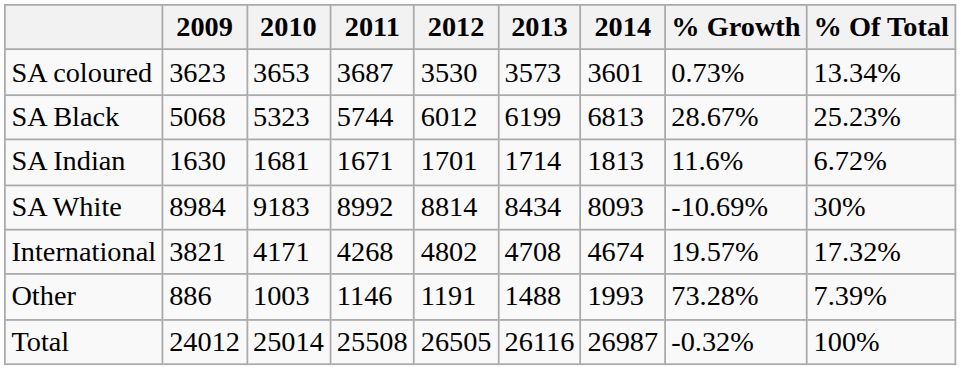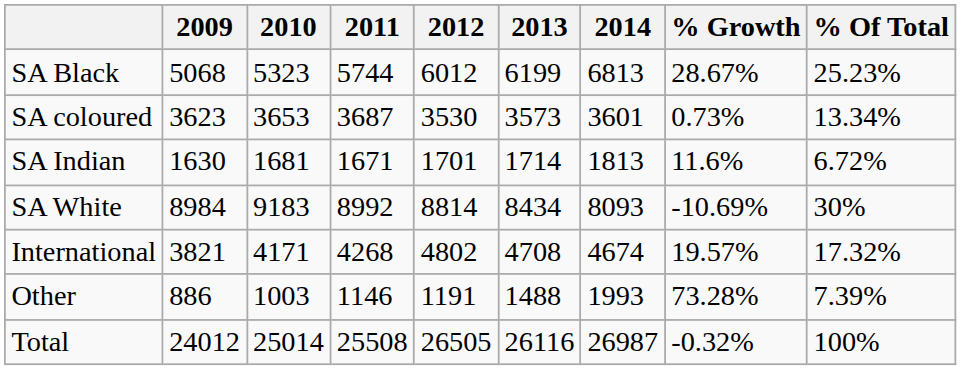rows swapped: (65, 116) <-> (82, 71)
